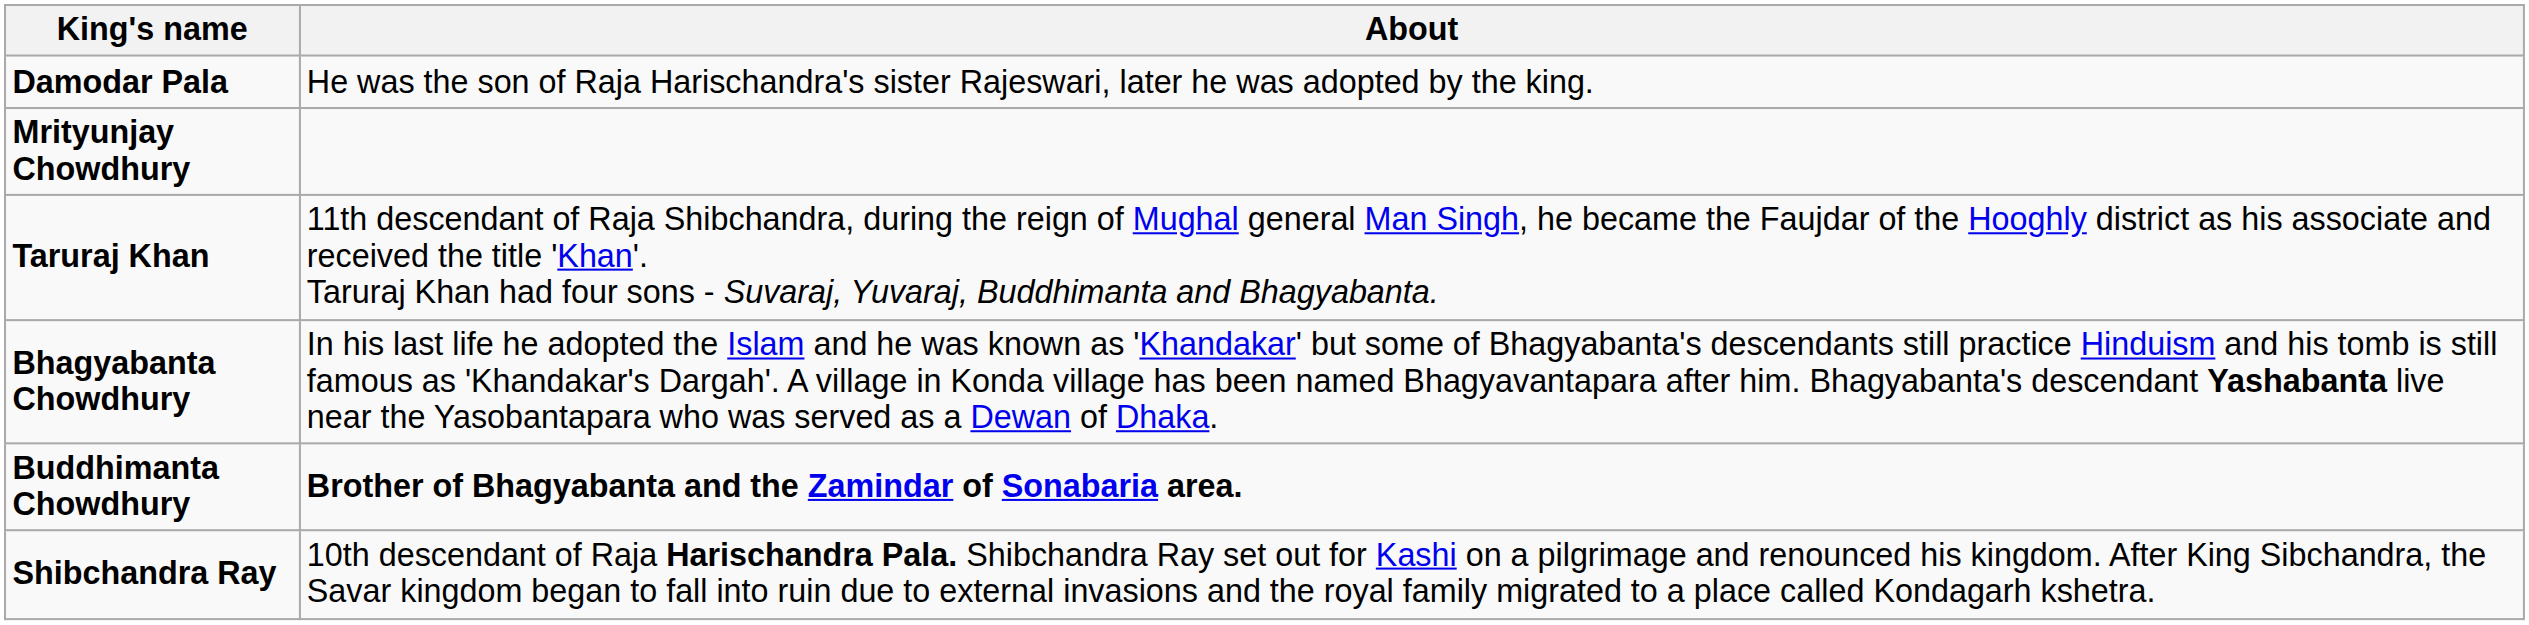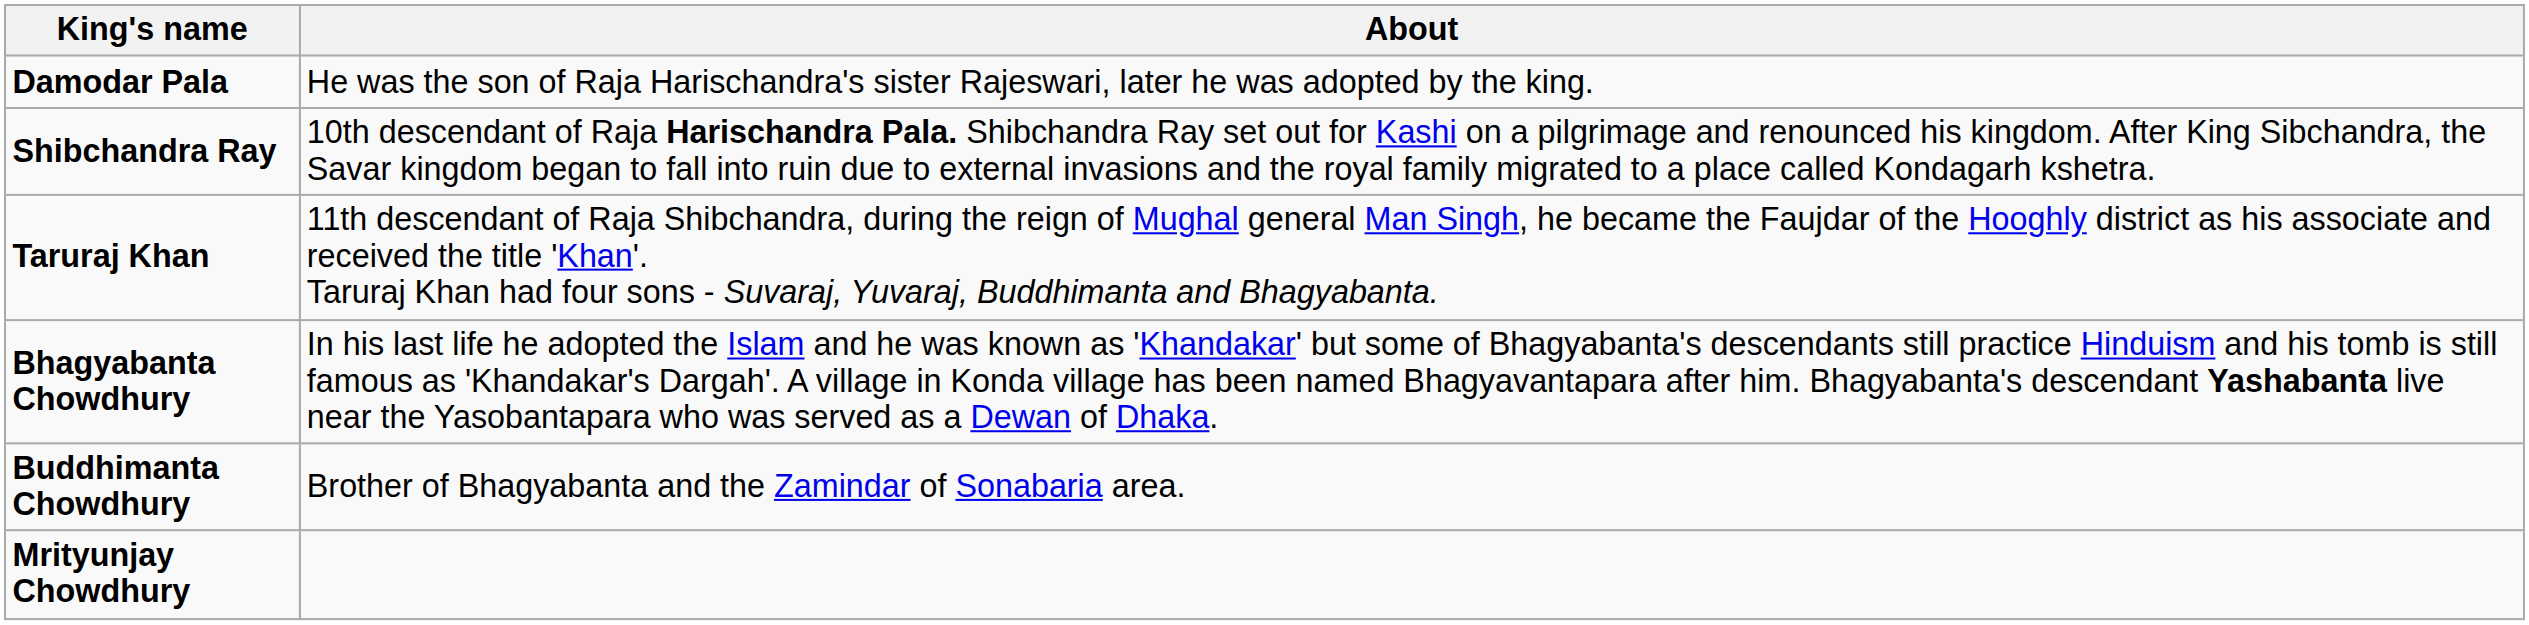rows swapped: (144, 574) <-> (101, 150)
(775, 486) bold -> (746, 486) normal
